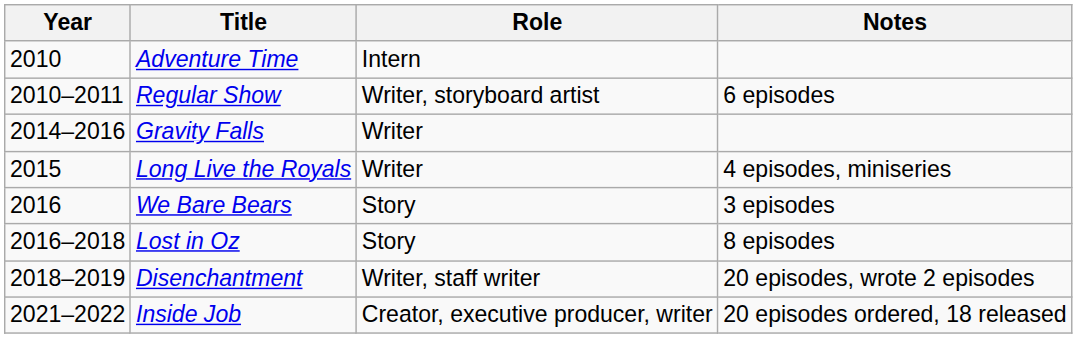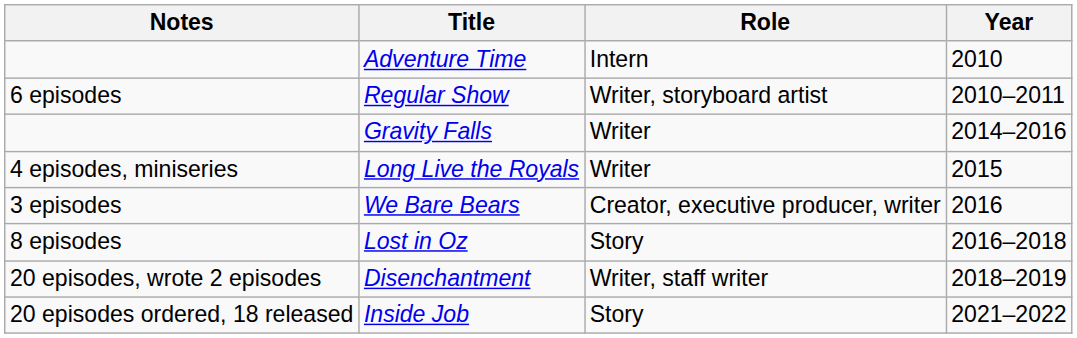columns swapped: (68, 22) <-> (895, 22)
(389, 205) Story -> (765, 205) Creator, executive producer, writer
(537, 315) Creator, executive producer, writer -> (617, 315) Story
